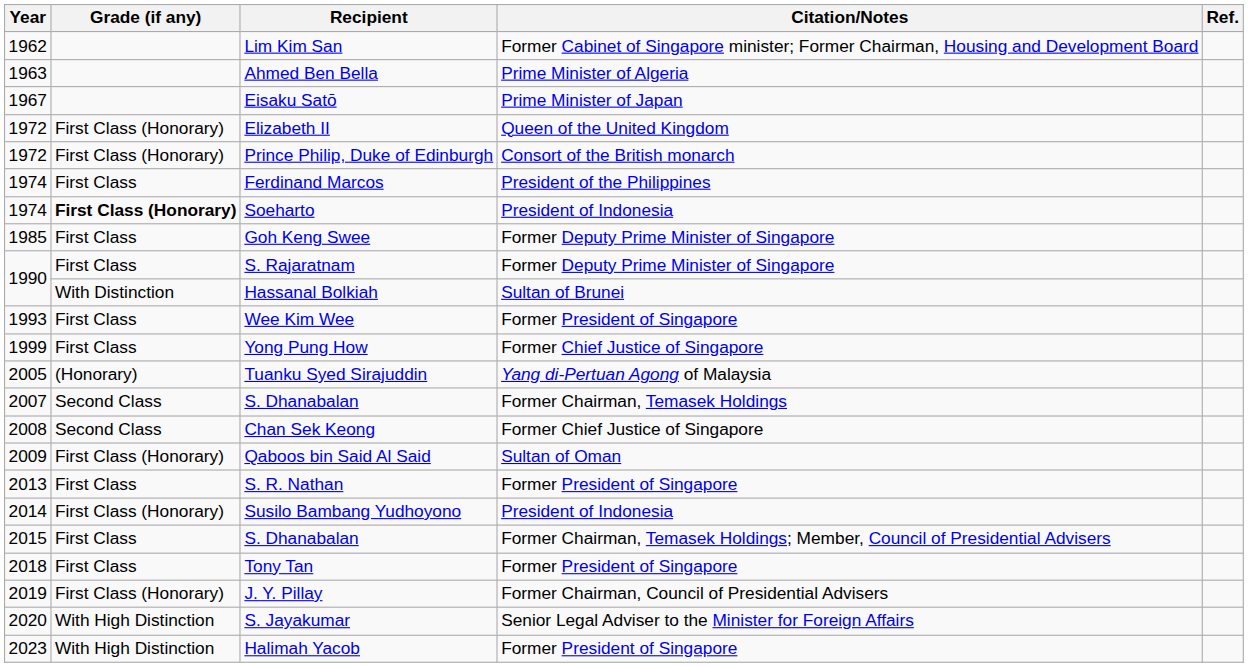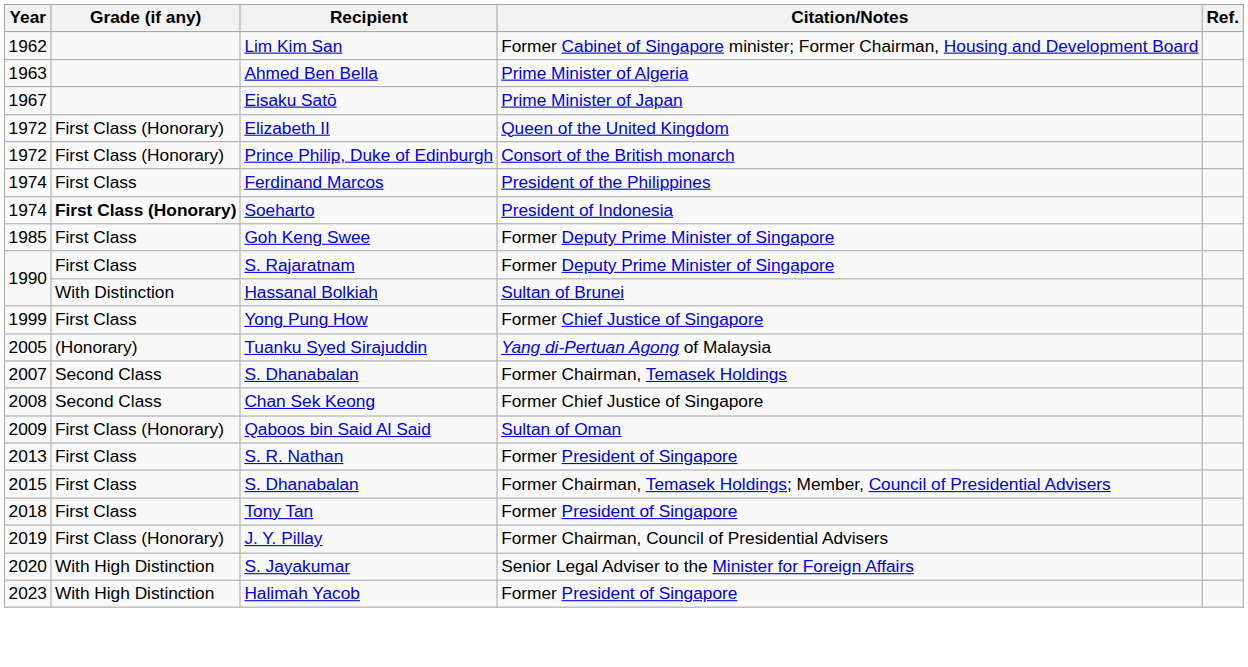- row: (28, 319)
- row: (28, 511)
